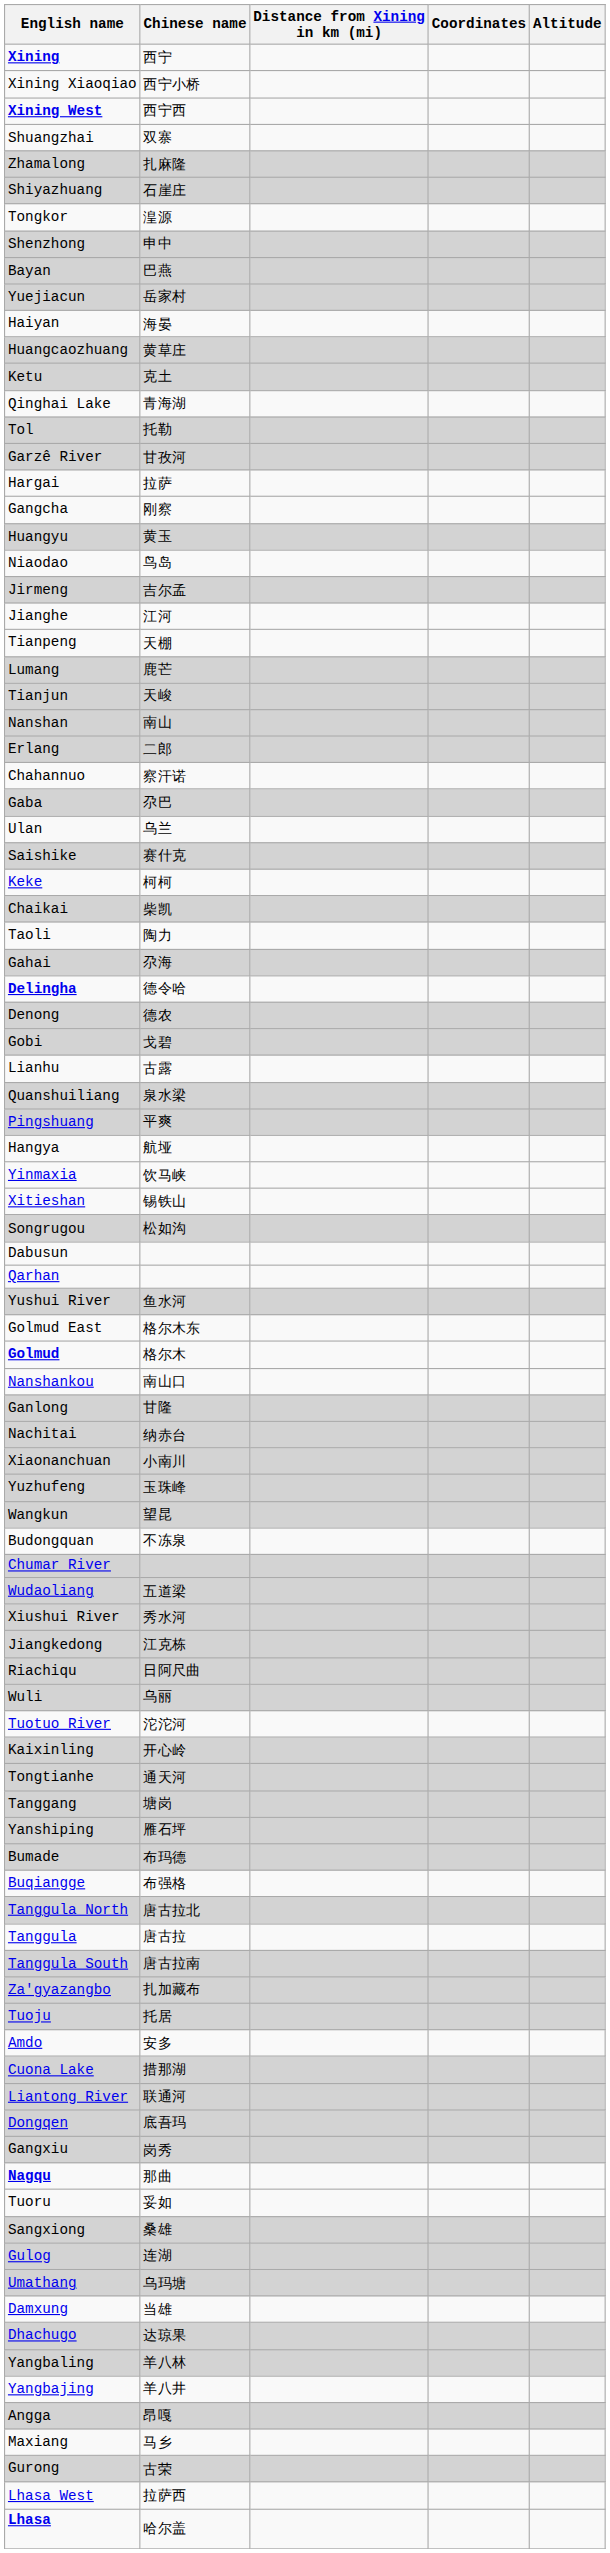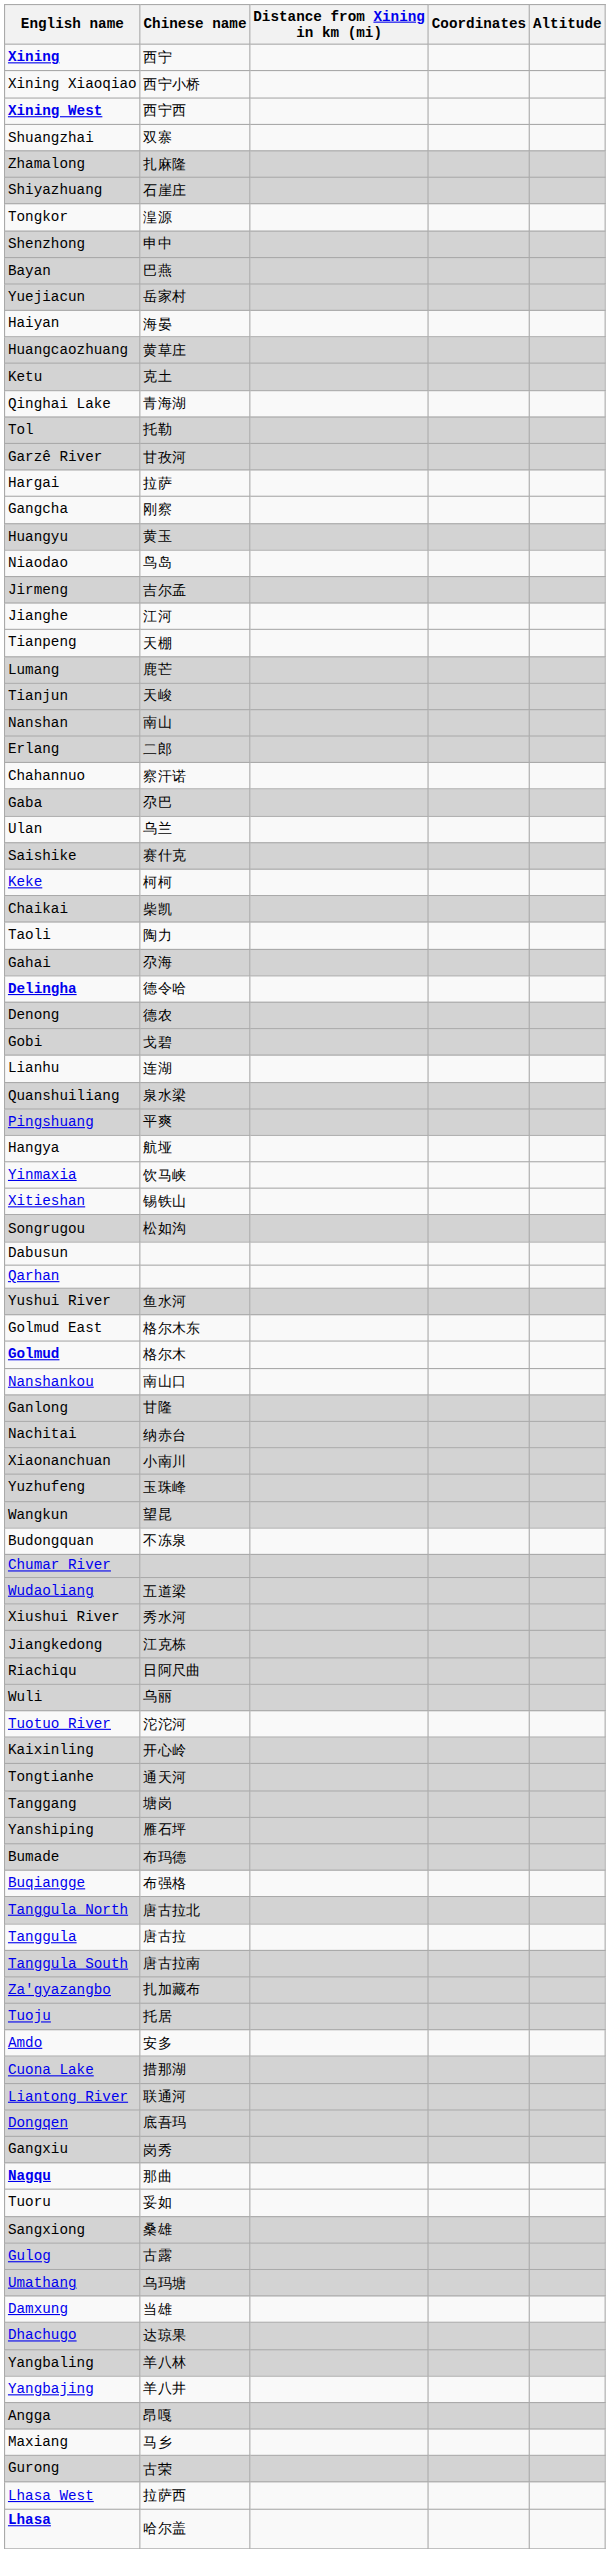(158, 1069) 古露 -> (158, 1069) 连湖
(158, 2257) 连湖 -> (158, 2257) 古露
